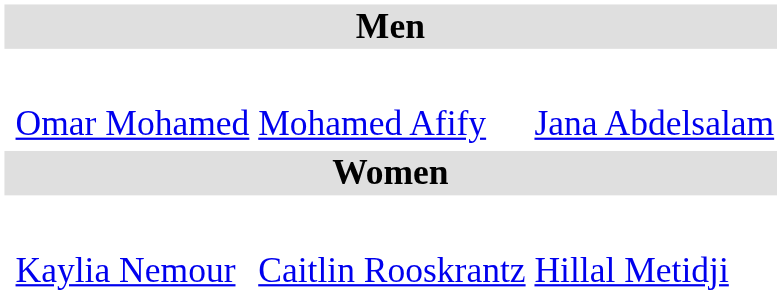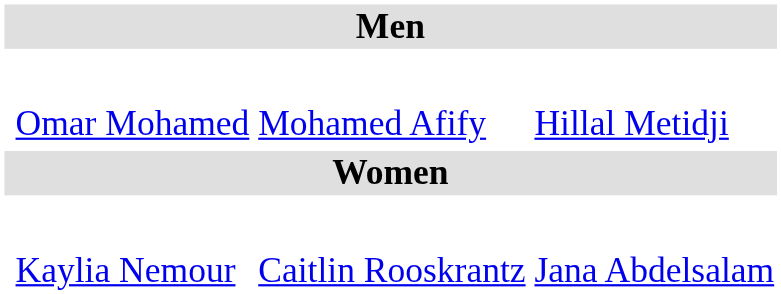(654, 123) Jana Abdelsalam -> (632, 123) Hillal Metidji
(632, 270) Hillal Metidji -> (654, 270) Jana Abdelsalam
